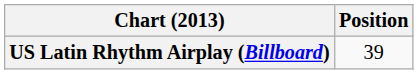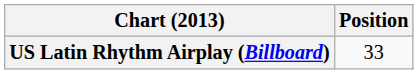(374, 52) 39 -> (374, 52) 33
